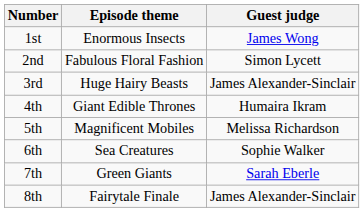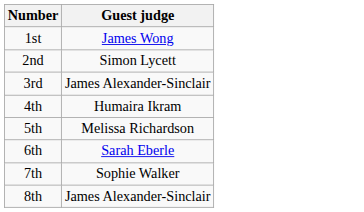- column: (134, 15)
(283, 151) Sophie Walker -> (138, 151) Sarah Eberle
(283, 173) Sarah Eberle -> (138, 173) Sophie Walker
